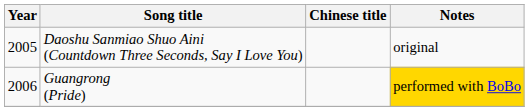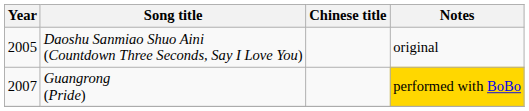(22, 86) 2006 -> (22, 86) 2007
